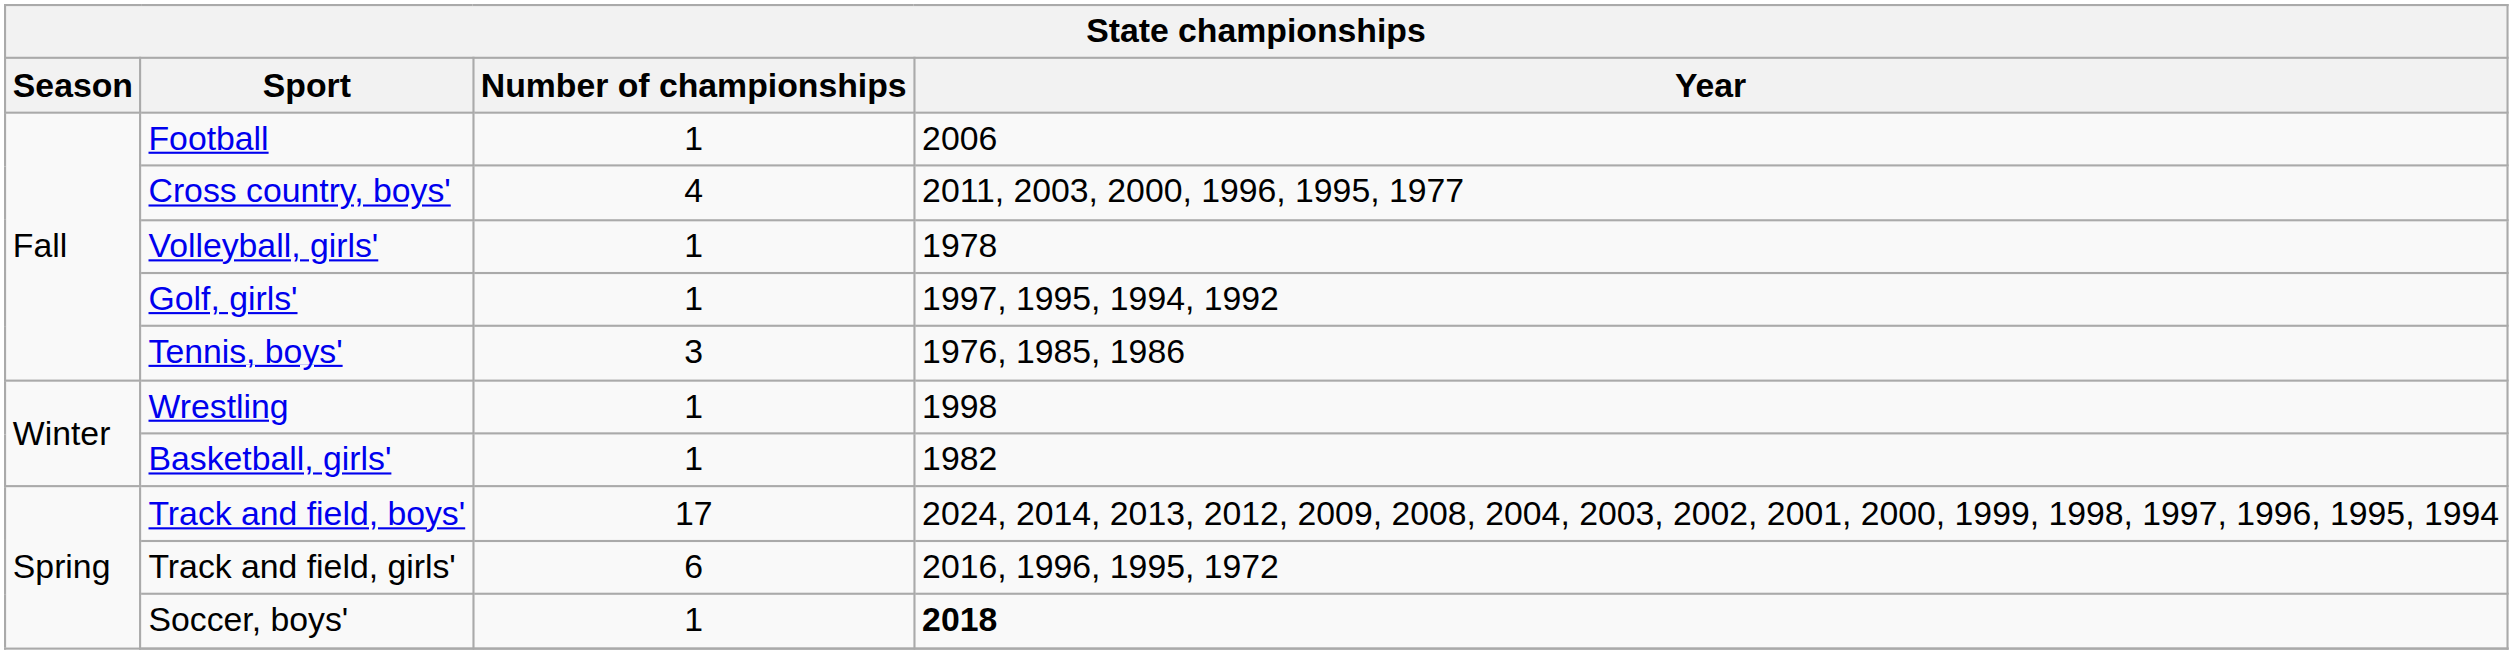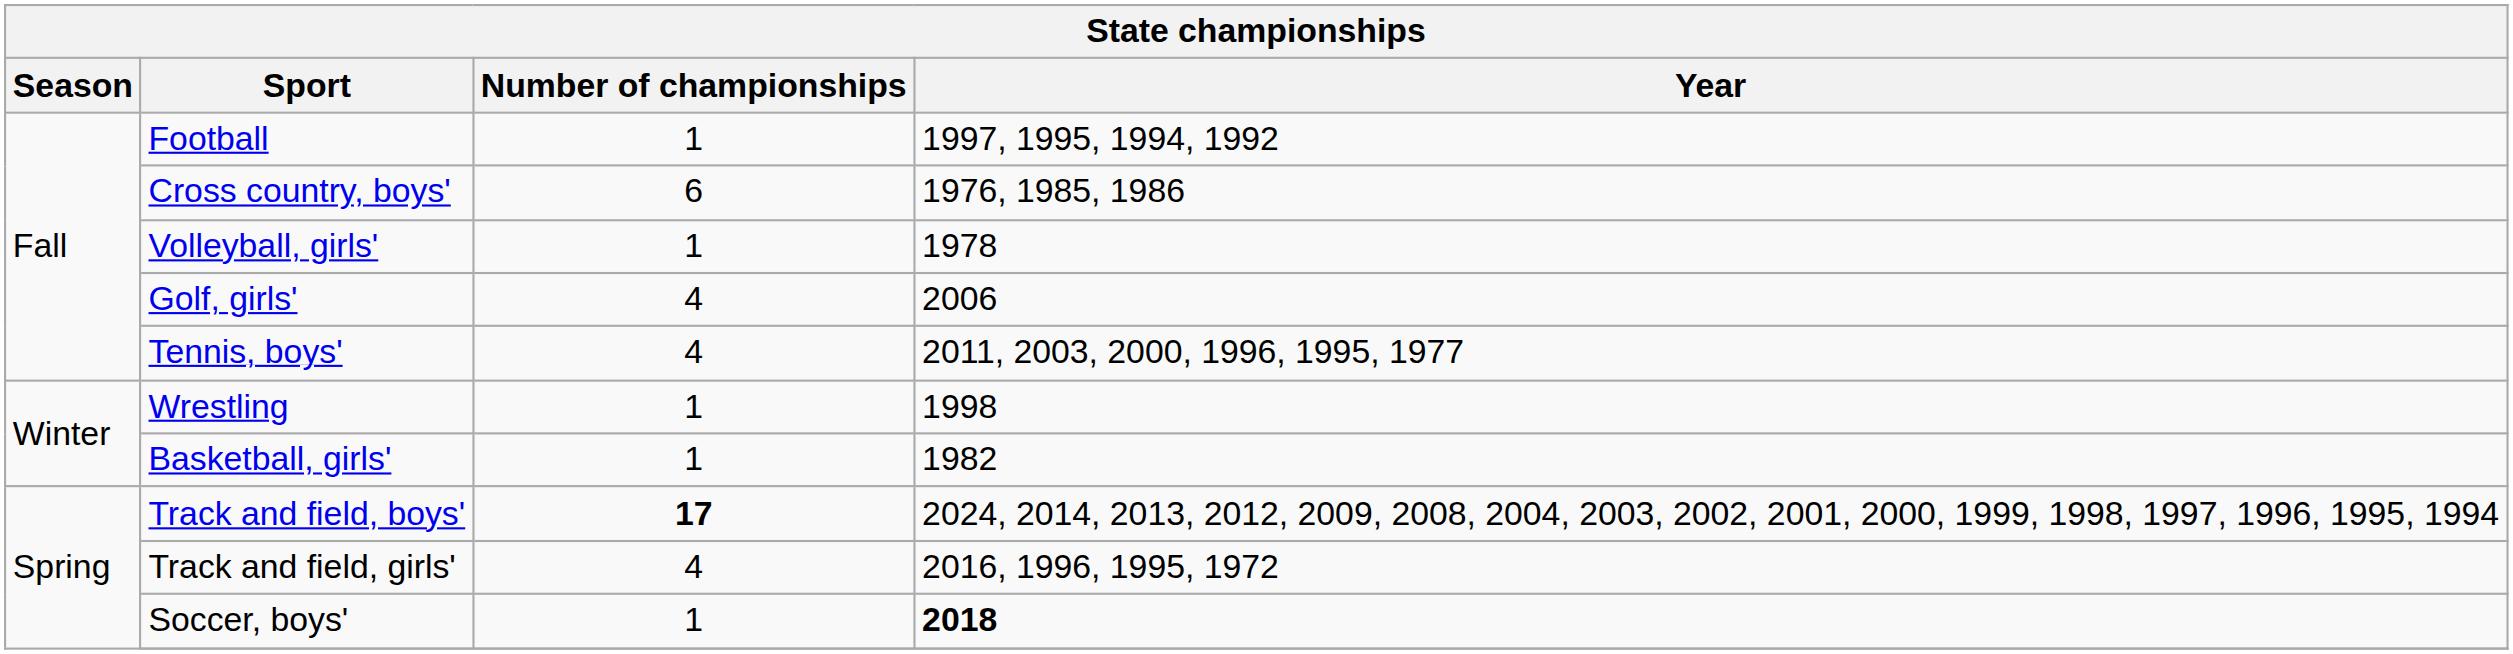(960, 138) 2006 -> (1100, 138) 1997, 1995, 1994, 1992
(694, 191) 4 -> (694, 191) 6
(1193, 191) 2011, 2003, 2000, 1996, 1995, 1977 -> (1054, 191) 1976, 1985, 1986
(694, 298) 1 -> (694, 298) 4
(1100, 298) 1997, 1995, 1994, 1992 -> (960, 298) 2006
(694, 352) 3 -> (694, 352) 4
(1054, 352) 1976, 1985, 1986 -> (1193, 352) 2011, 2003, 2000, 1996, 1995, 1977
(694, 513) normal -> (694, 513) bold
(694, 566) 6 -> (694, 566) 4
